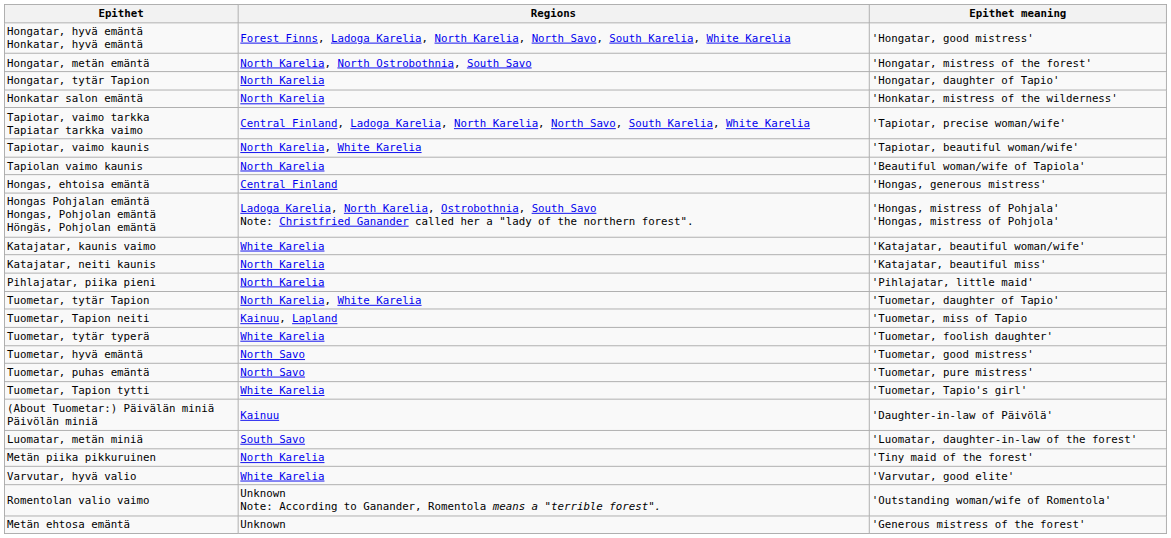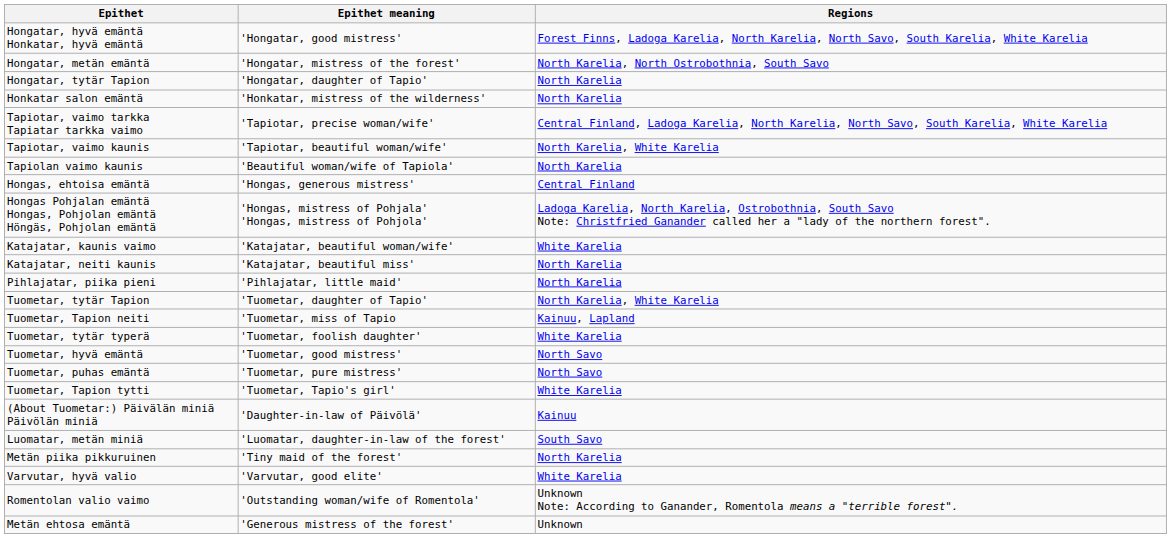columns swapped: (1018, 13) <-> (553, 13)
